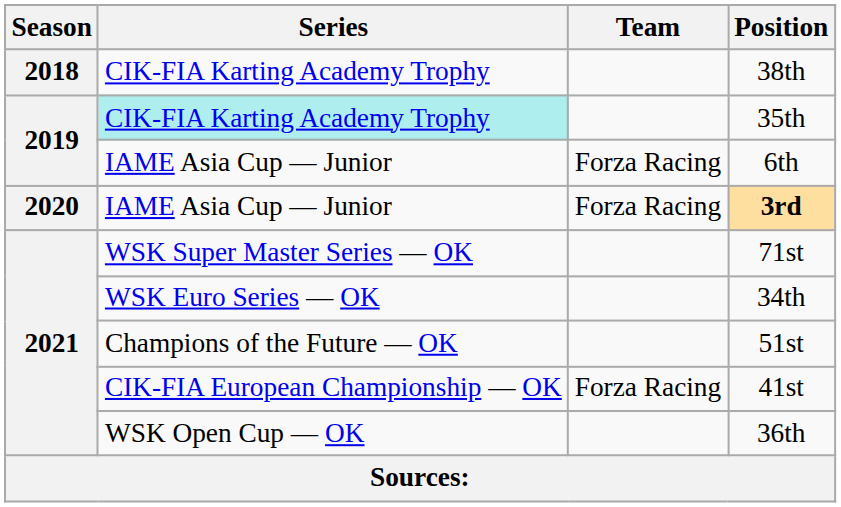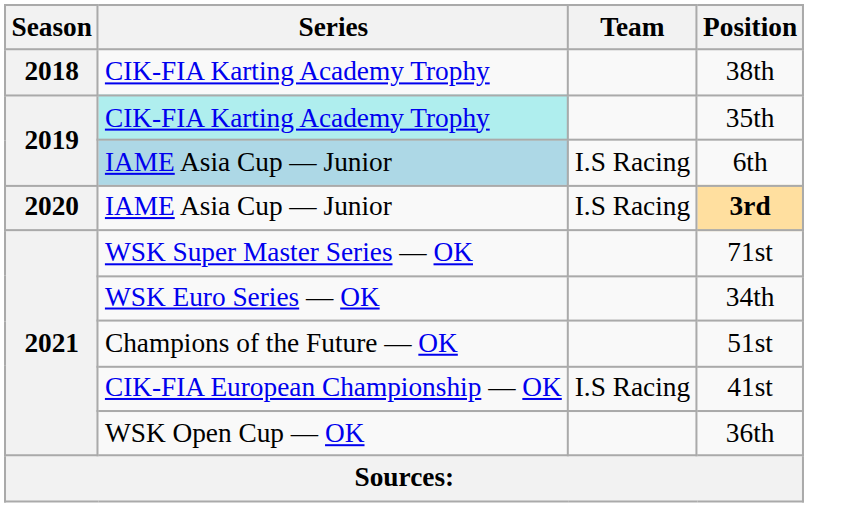(248, 161) no background -> (248, 161) lightblue background
(648, 161) Forza Racing -> (632, 161) I.S Racing
(648, 207) Forza Racing -> (632, 207) I.S Racing
(648, 387) Forza Racing -> (632, 387) I.S Racing
